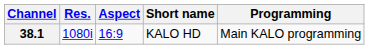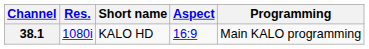columns swapped: (119, 14) <-> (180, 14)
